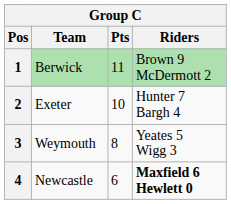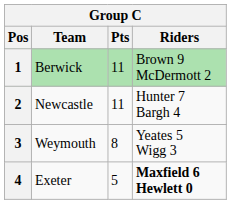(53, 105) Exeter -> (64, 105) Newcastle
(118, 105) 10 -> (118, 105) 11
(64, 180) Newcastle -> (53, 180) Exeter
(114, 180) 6 -> (114, 180) 5
